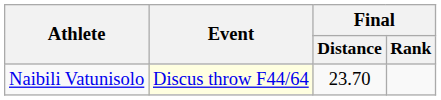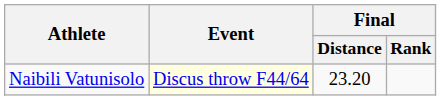(350, 79) 23.70 -> (350, 79) 23.20
